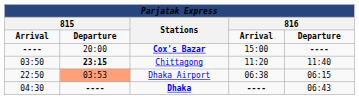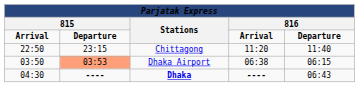- row: (179, 50)
(32, 62) 03:50 -> (32, 50) 22:50
(95, 62) bold -> (95, 50) normal
(32, 75) 22:50 -> (32, 62) 03:50
